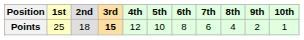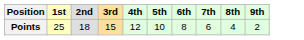- column: (284, 12)
(110, 27) bold -> (110, 27) normal
